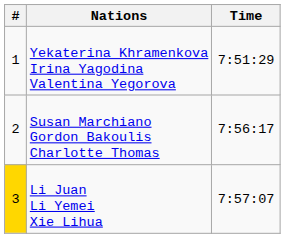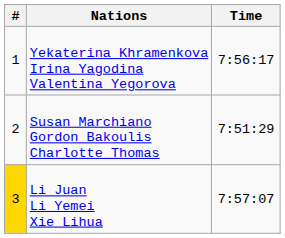(246, 61) 7:51:29 -> (246, 61) 7:56:17
(246, 130) 7:56:17 -> (246, 130) 7:51:29
